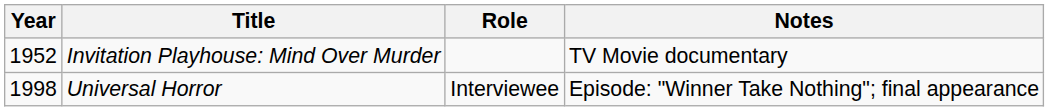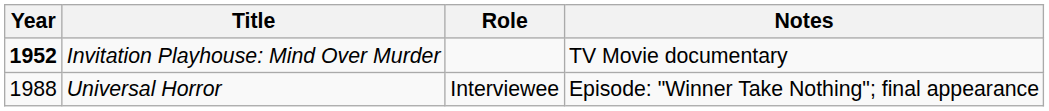(33, 55) normal -> (33, 55) bold
(33, 88) 1998 -> (33, 88) 1988
